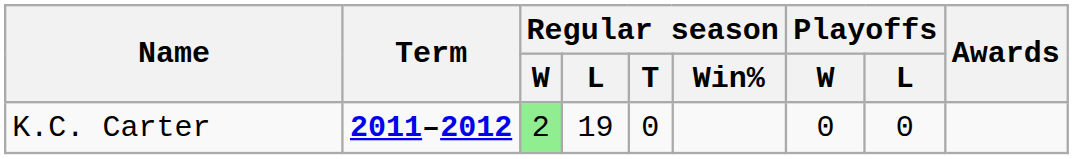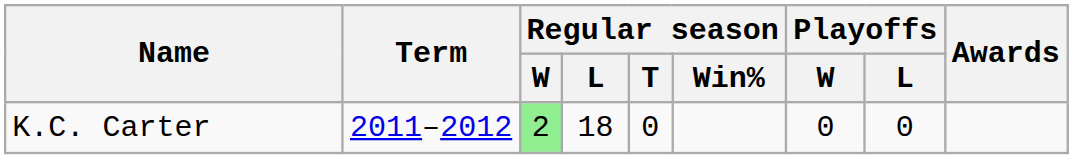(431, 128) bold -> (431, 128) normal
(595, 128) 19 -> (595, 128) 18
